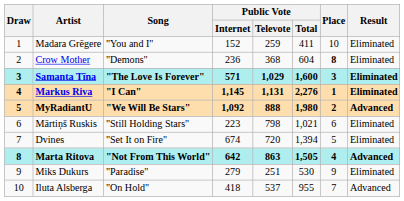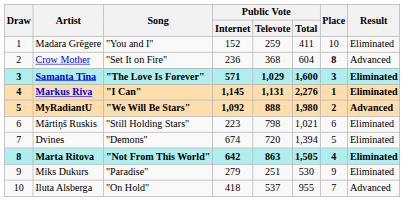(127, 60) "Demons" -> (136, 60) "Set It on Fire"
(372, 60) Eliminated -> (370, 60) Advanced
(136, 140) "Set It on Fire" -> (127, 140) "Demons"
(371, 156) Advanced -> (374, 156) Eliminated
